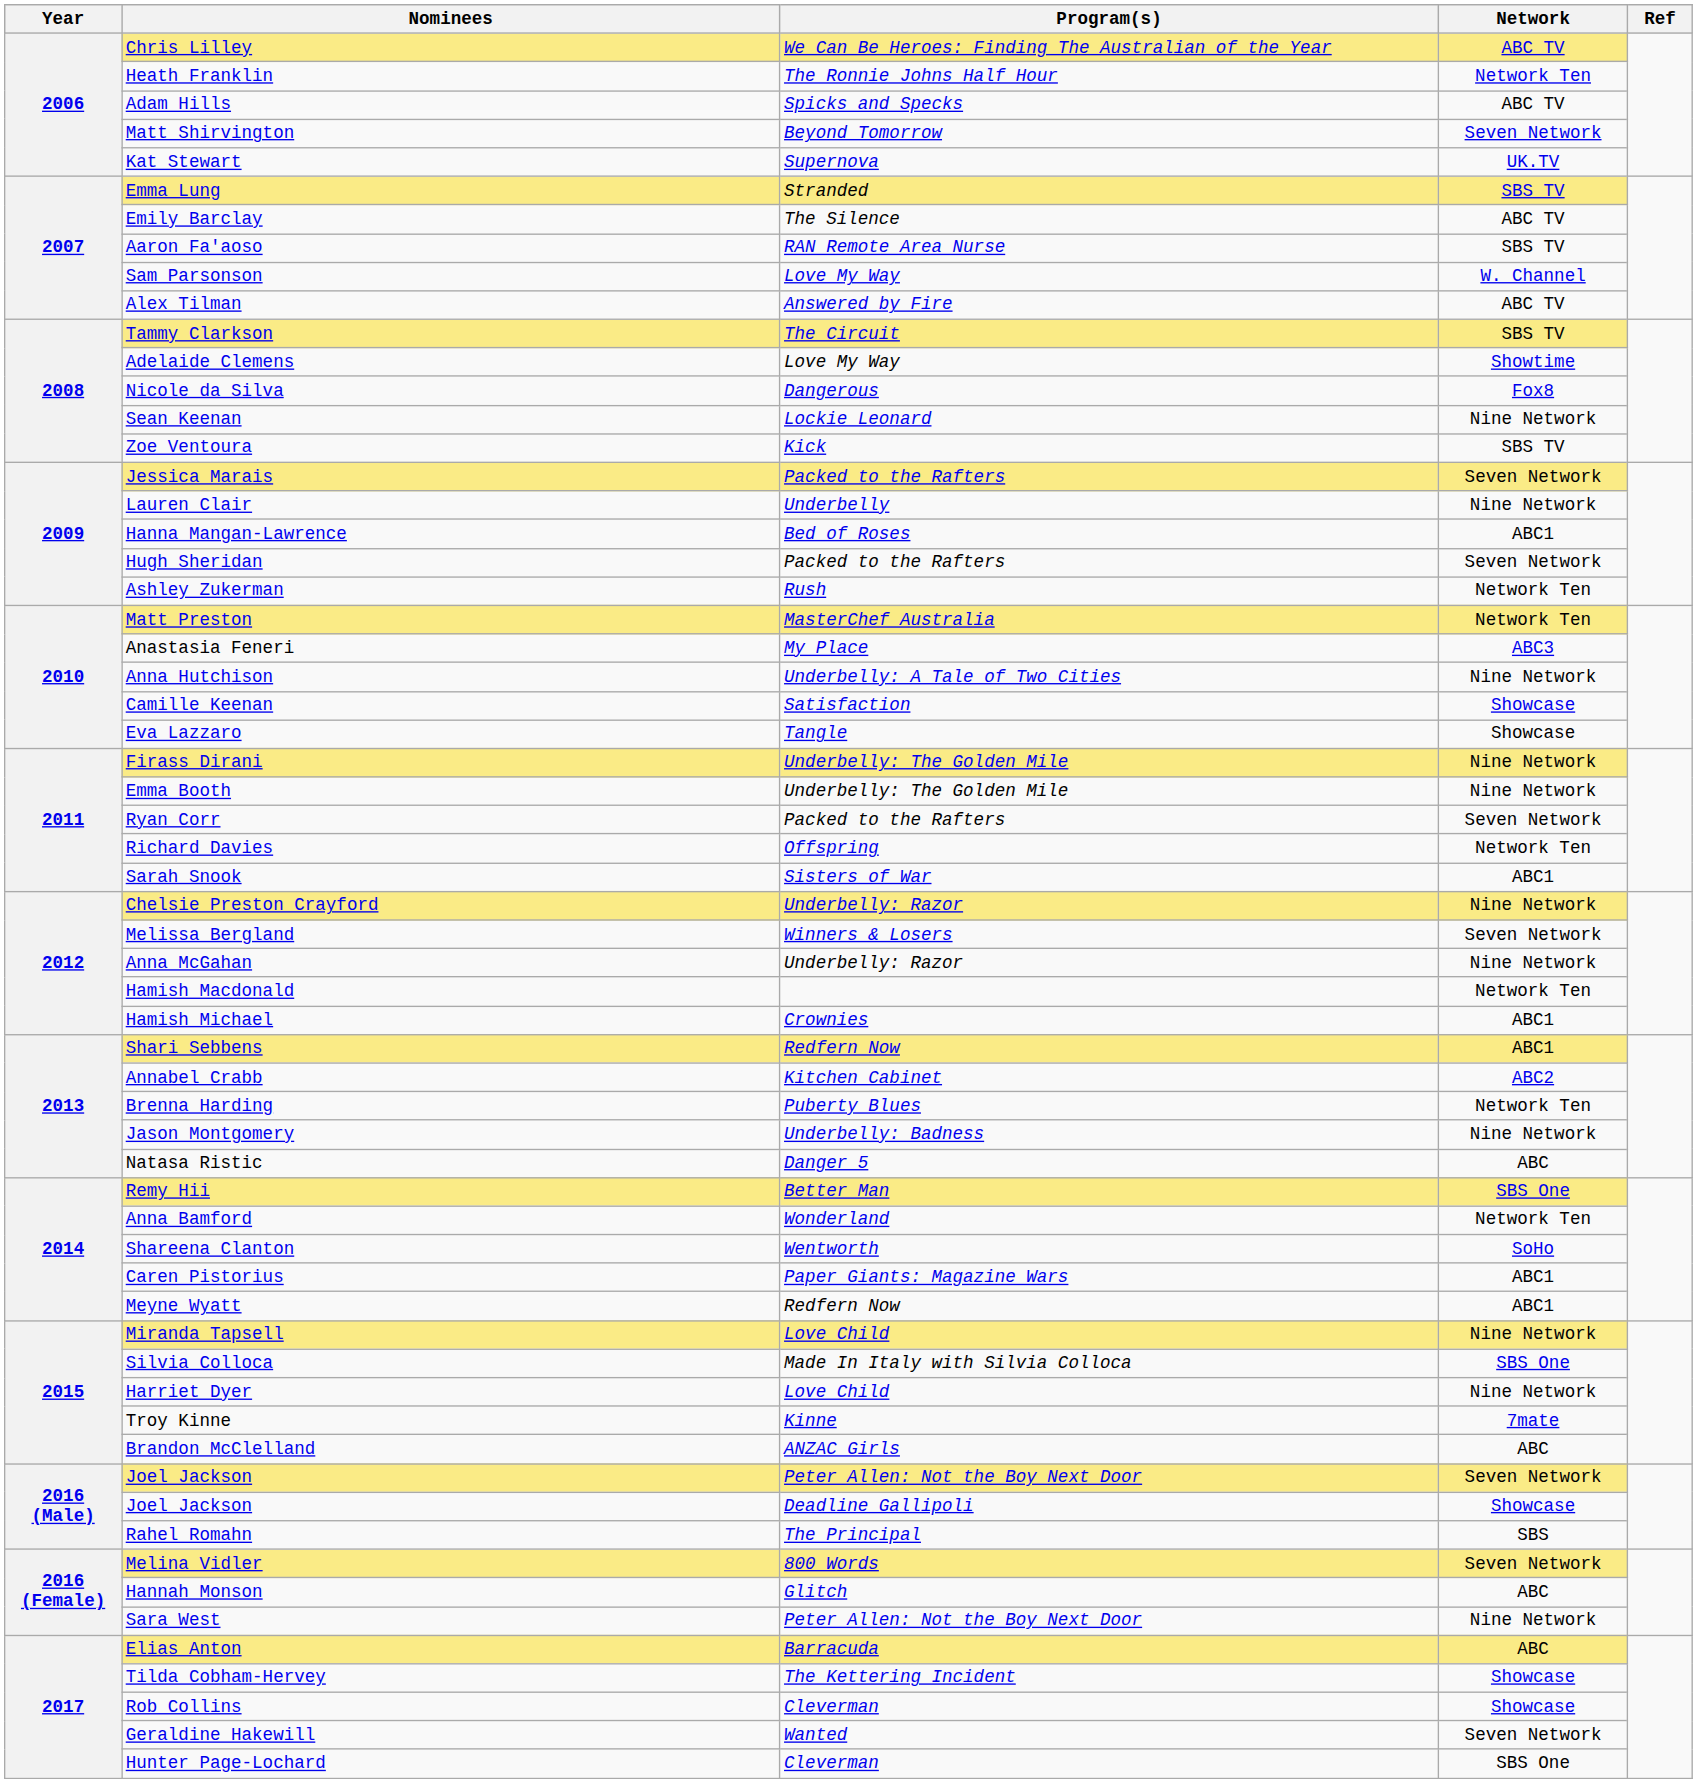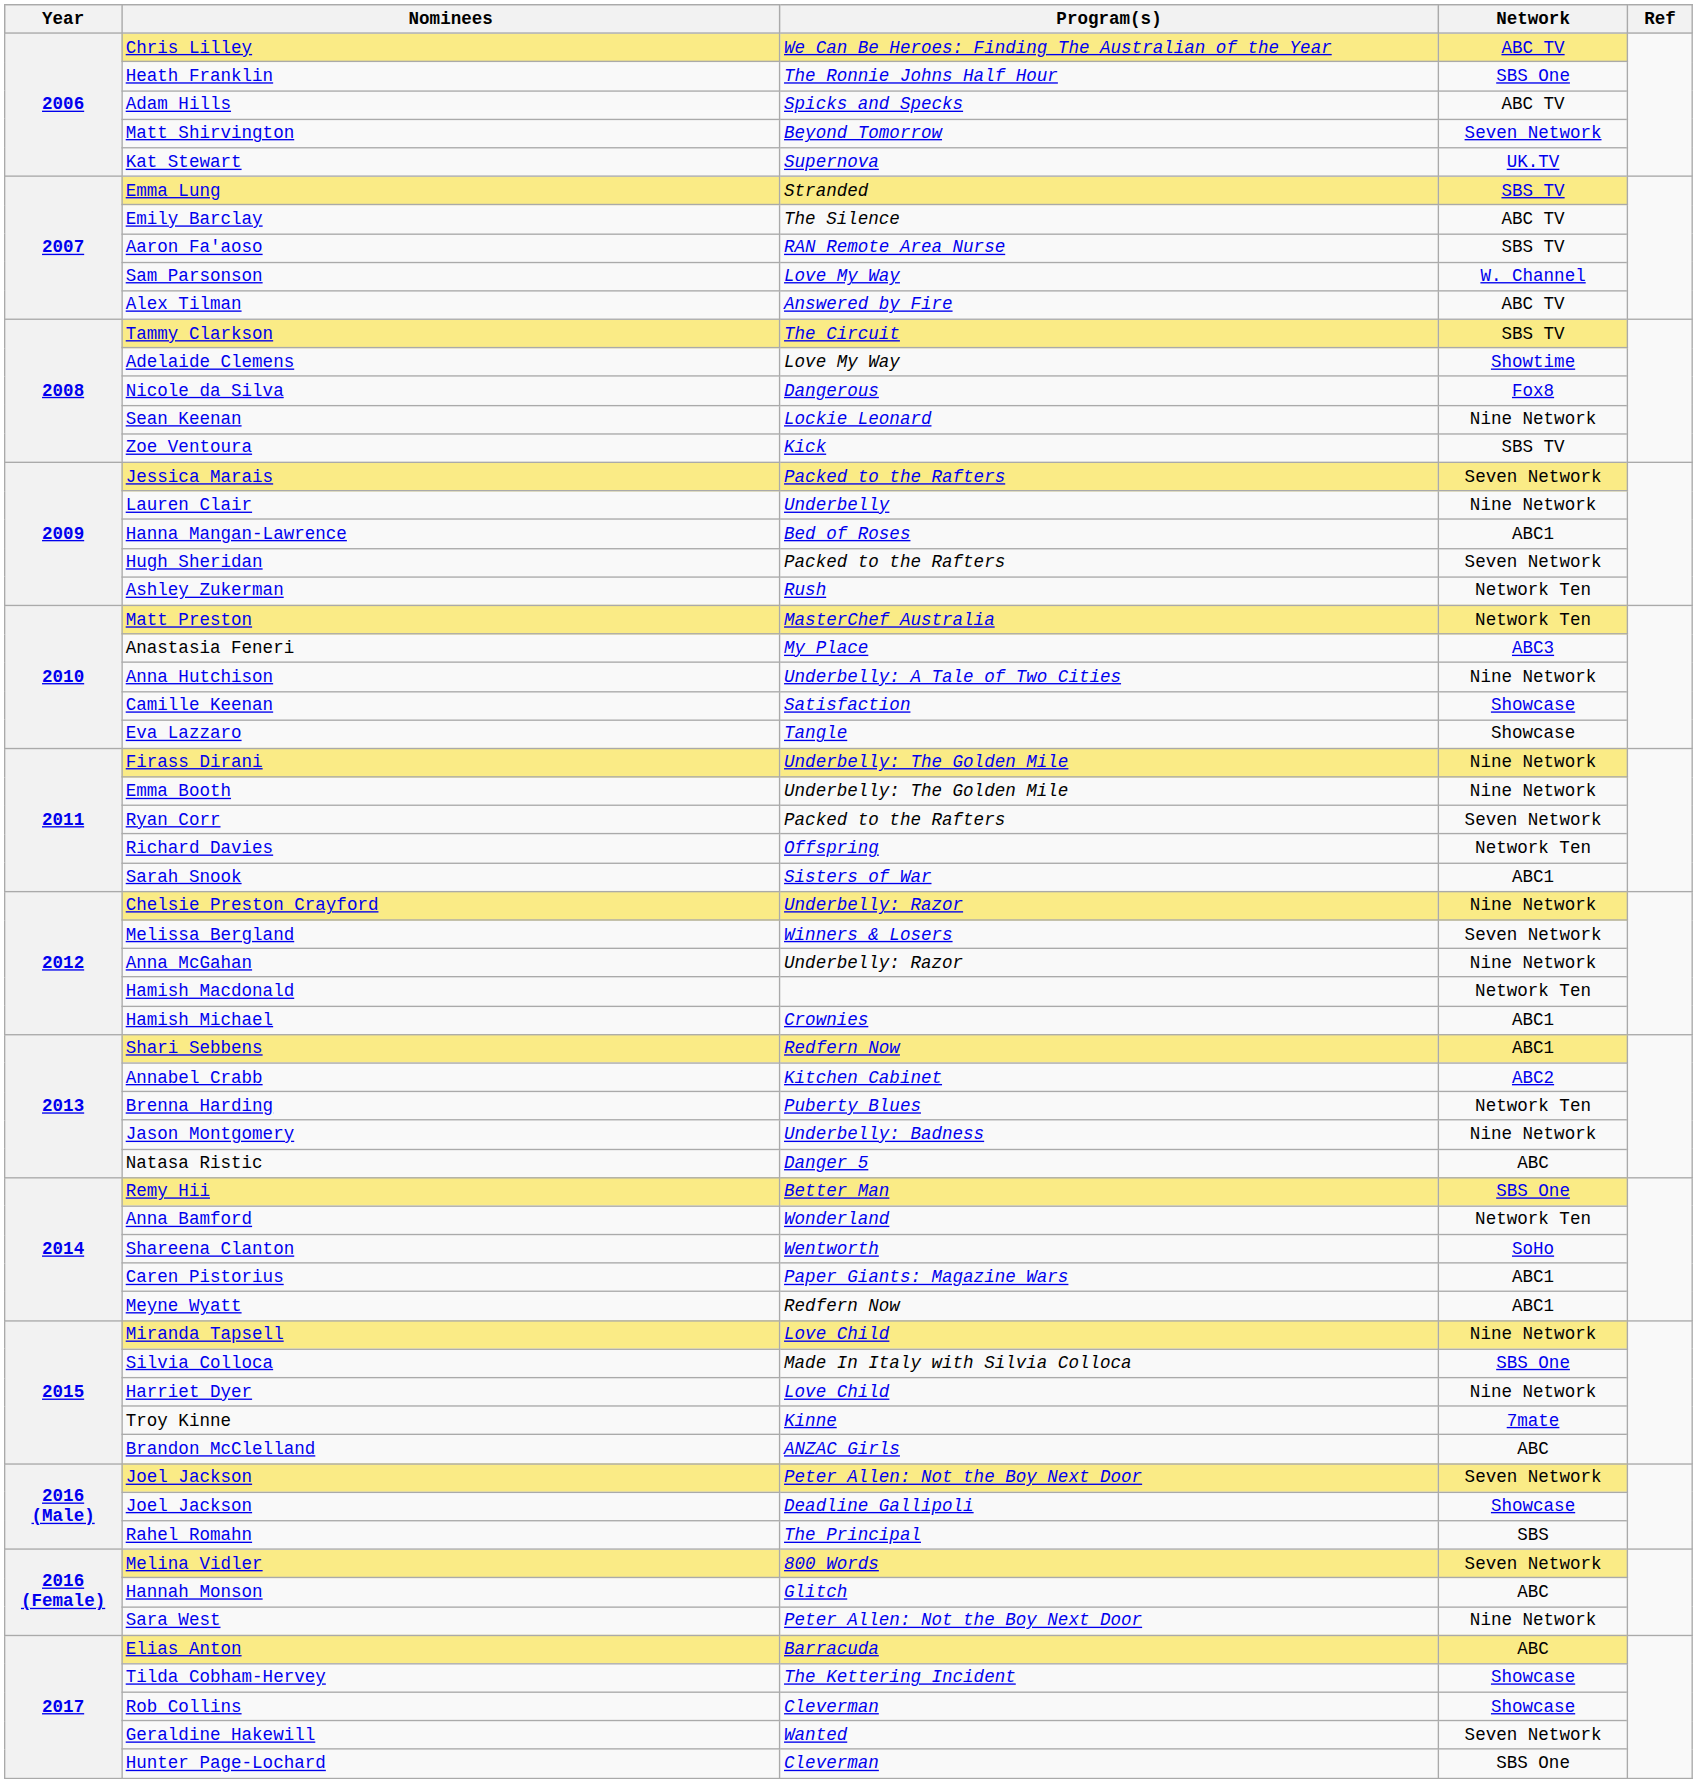(1533, 76) Network Ten -> (1533, 76) SBS One
